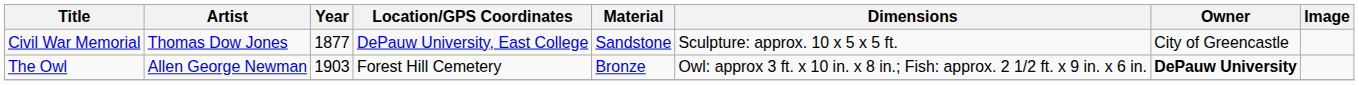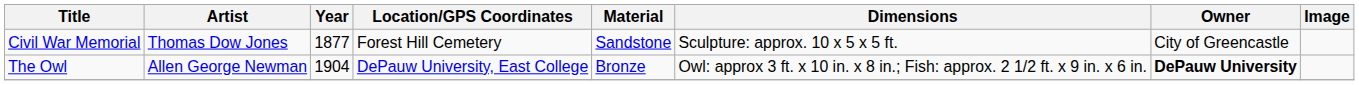(473, 42) DePauw University, East College -> (429, 42) Forest Hill Cemetery
(332, 67) 1903 -> (332, 67) 1904
(429, 67) Forest Hill Cemetery -> (473, 67) DePauw University, East College
